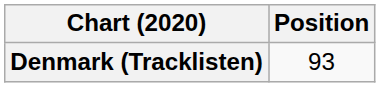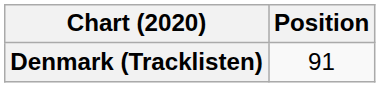(322, 61) 93 -> (322, 61) 91
